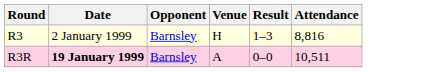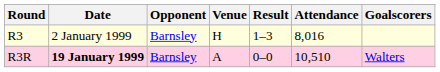+ column: (398, 14)
(309, 35) 8,816 -> (309, 35) 8,016
(312, 56) 10,511 -> (313, 56) 10,510
